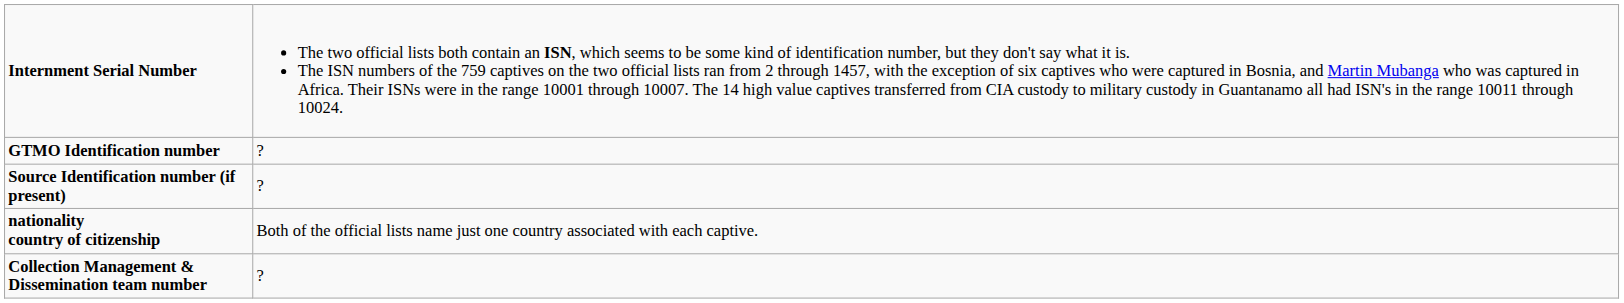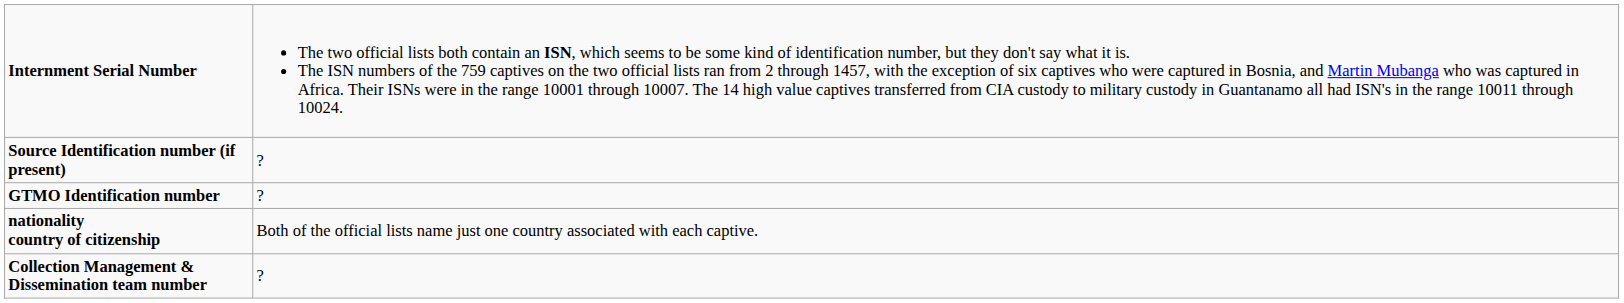rows swapped: (122, 186) <-> (114, 150)
